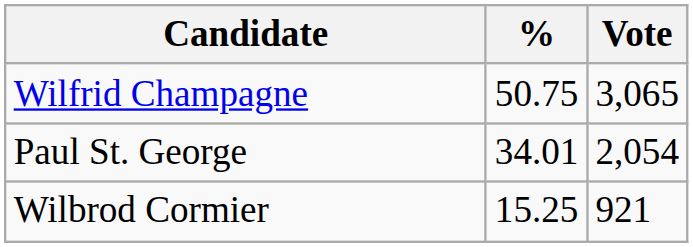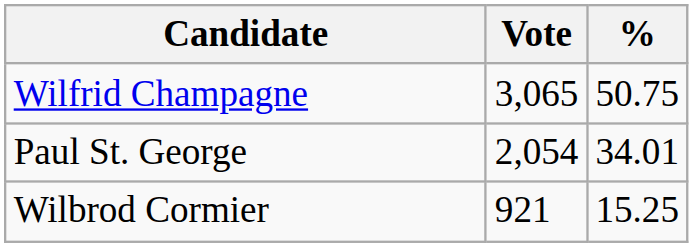columns swapped: (637, 33) <-> (537, 33)
